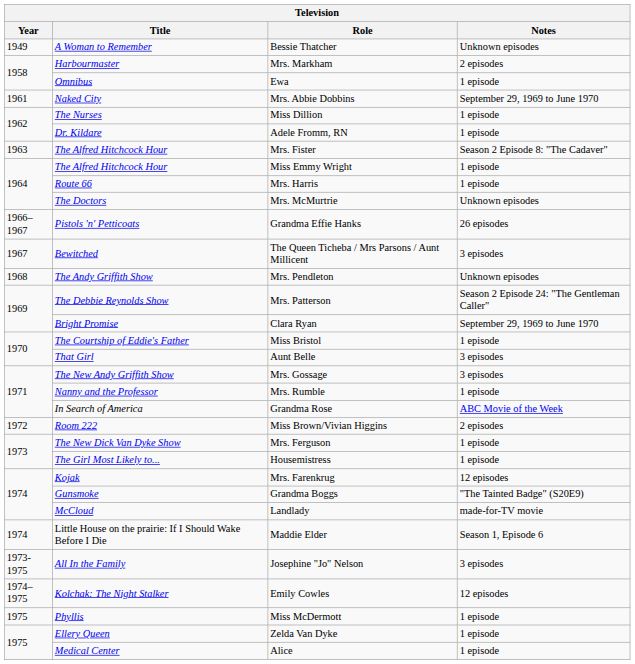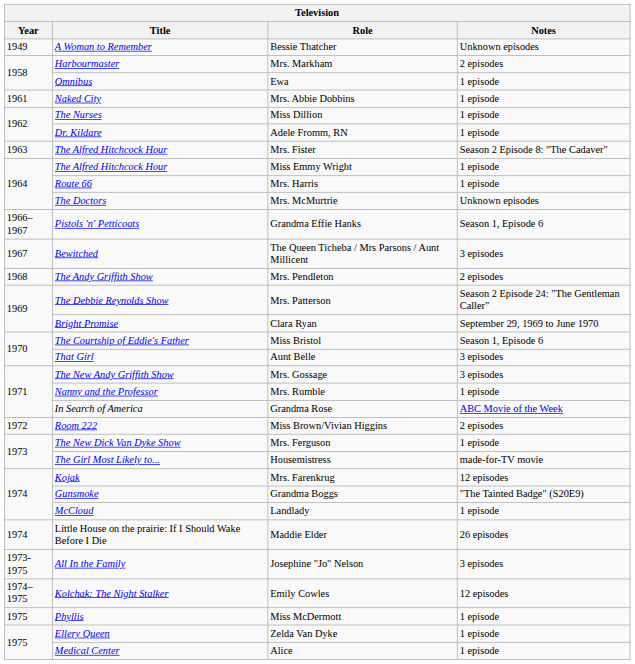(529, 98) September 29, 1969 to June 1970 -> (479, 98) 1 episode
(484, 224) 26 episodes -> (501, 224) Season 1, Episode 6
(499, 277) Unknown episodes -> (481, 277) 2 episodes
(479, 340) 1 episode -> (501, 340) Season 1, Episode 6
(479, 460) 1 episode -> (501, 460) made-for-TV movie
(501, 511) made-for-TV movie -> (479, 511) 1 episode
(501, 535) Season 1, Episode 6 -> (484, 535) 26 episodes
